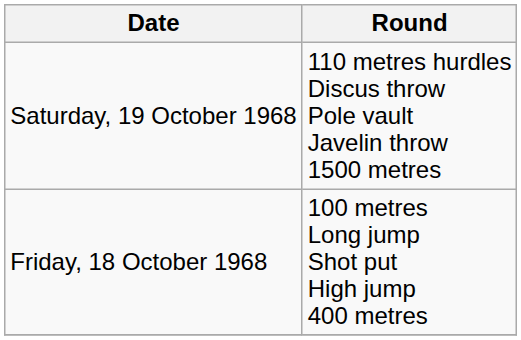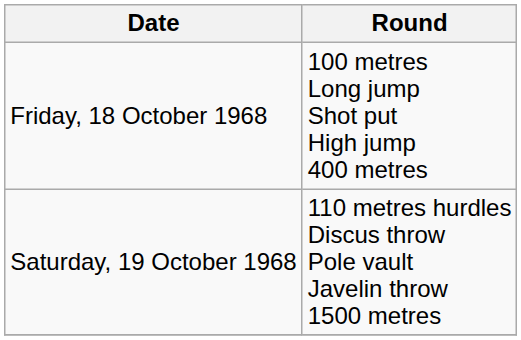rows swapped: (139, 261) <-> (153, 115)
